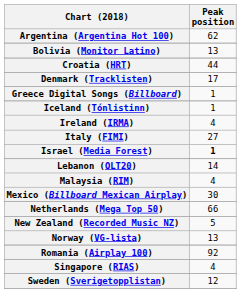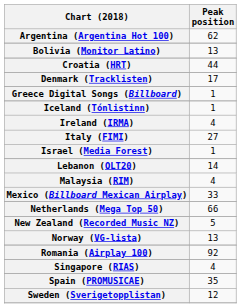(213, 151) bold -> (213, 151) normal
(213, 195) 30 -> (213, 195) 33
+ row: (97, 281)
